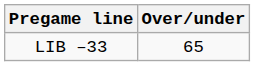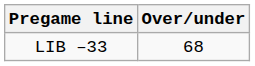(193, 47) 65 -> (193, 47) 68
